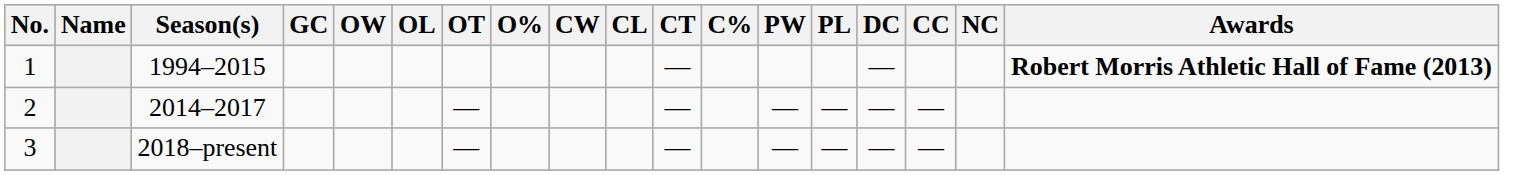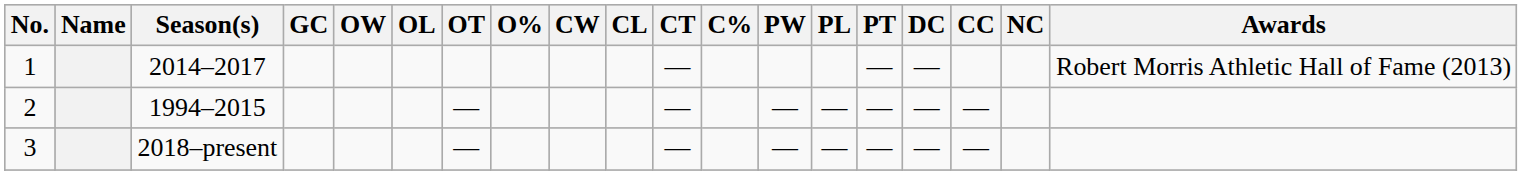+ column: (879, 25)
(207, 66) 1994–2015 -> (207, 66) 2014–2017
(1251, 66) bold -> (1284, 66) normal
(207, 107) 2014–2017 -> (207, 107) 1994–2015
